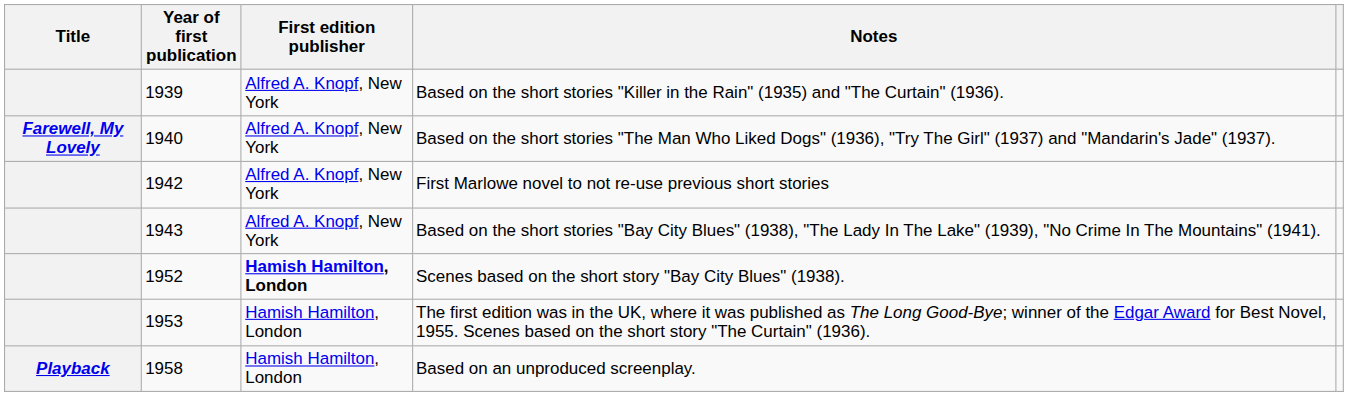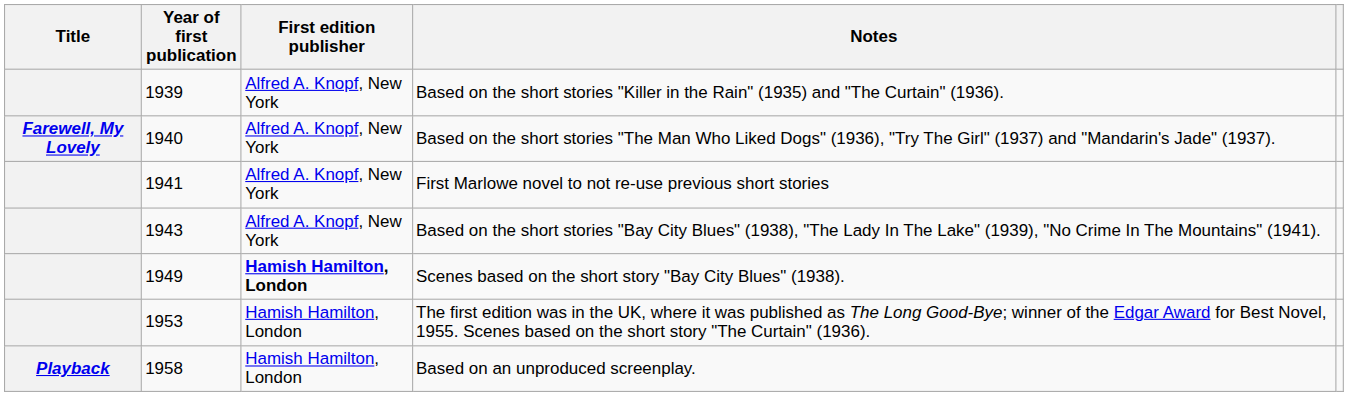(164, 184) 1942 -> (164, 184) 1941
(164, 276) 1952 -> (164, 276) 1949
